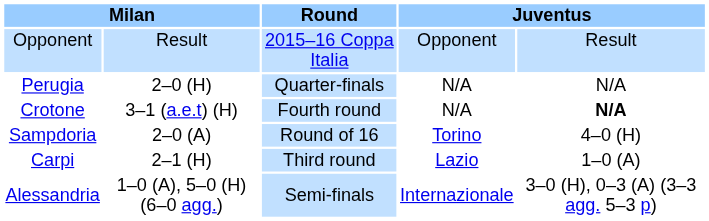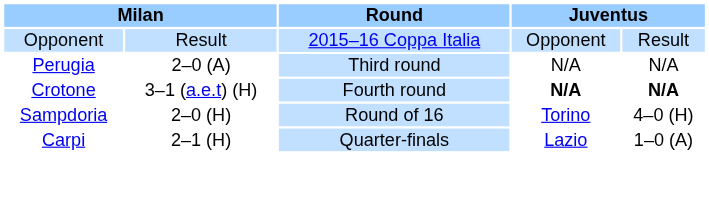(182, 85) 2–0 (H) -> (201, 65) 2–0 (A)
(329, 85) Quarter-finals -> (394, 65) Third round
(457, 110) normal -> (566, 90) bold
(182, 135) 2–0 (A) -> (201, 114) 2–0 (H)
(329, 160) Third round -> (394, 139) Quarter-finals
- row: (53, 195)
